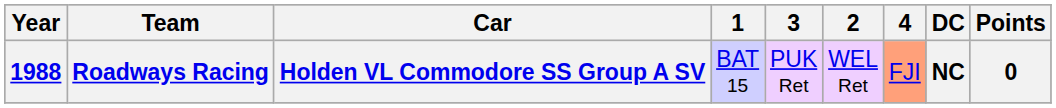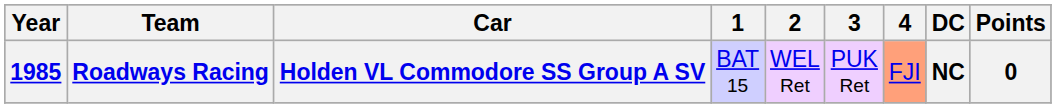columns swapped: (853, 23) <-> (794, 23)
(36, 71) 1988 -> (36, 71) 1985
